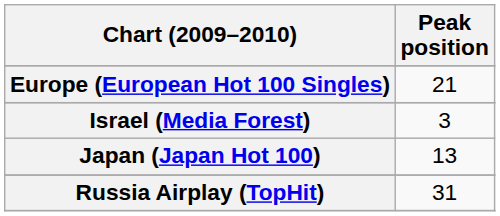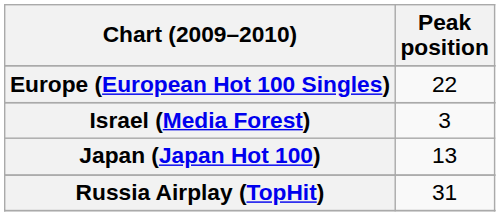(445, 84) 21 -> (445, 84) 22
